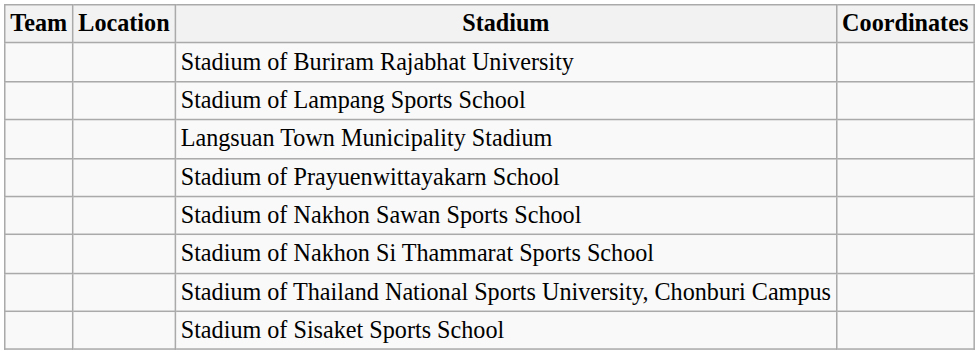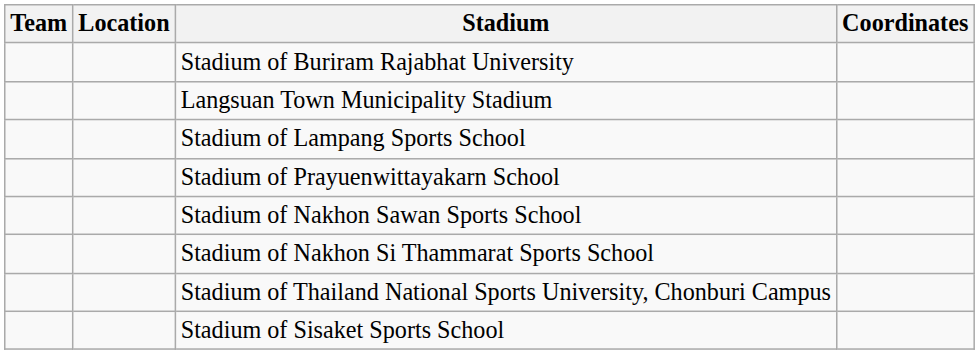rows swapped: (353, 100) <-> (367, 138)
